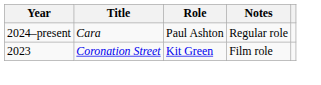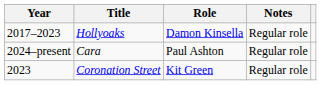+ row: (100, 32)
(251, 51) Film role -> (278, 70) Regular role
